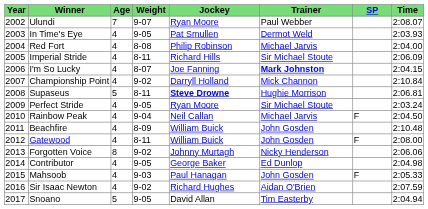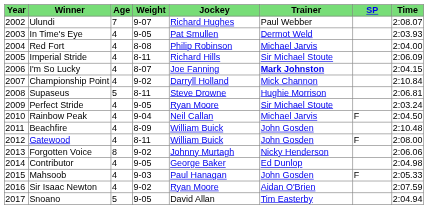(194, 22) Ryan Moore -> (202, 22) Richard Hughes
(200, 93) bold -> (198, 93) normal
(202, 187) Richard Hughes -> (194, 187) Ryan Moore
